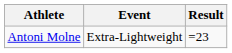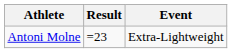columns swapped: (134, 15) <-> (206, 15)
